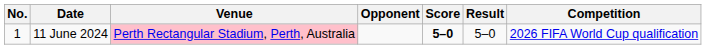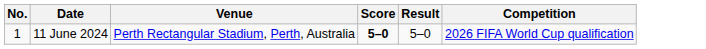- column: (390, 14)
(234, 34) pink background -> (234, 34) no background
